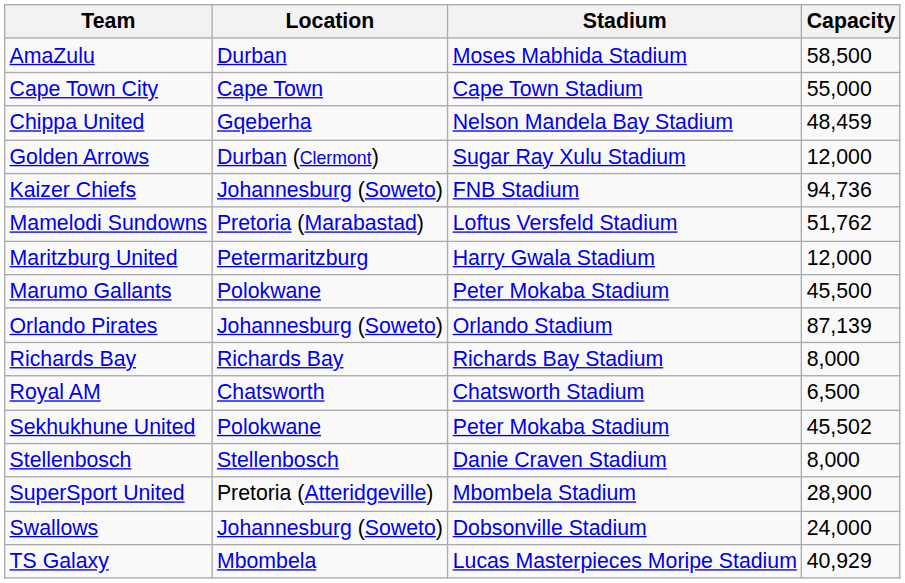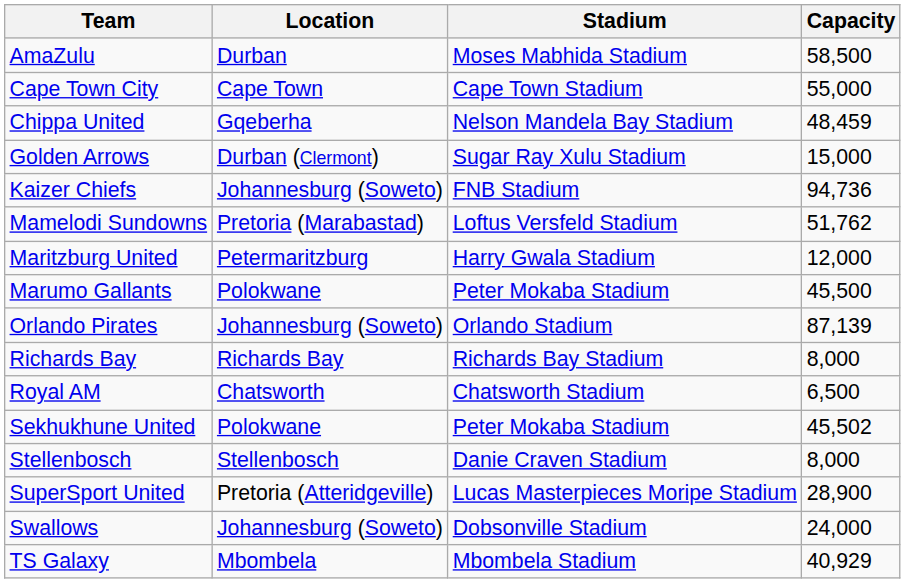(839, 156) 12,000 -> (839, 156) 15,000
(544, 493) Mbombela Stadium -> (625, 493) Lucas Masterpieces Moripe Stadium
(625, 561) Lucas Masterpieces Moripe Stadium -> (544, 561) Mbombela Stadium
